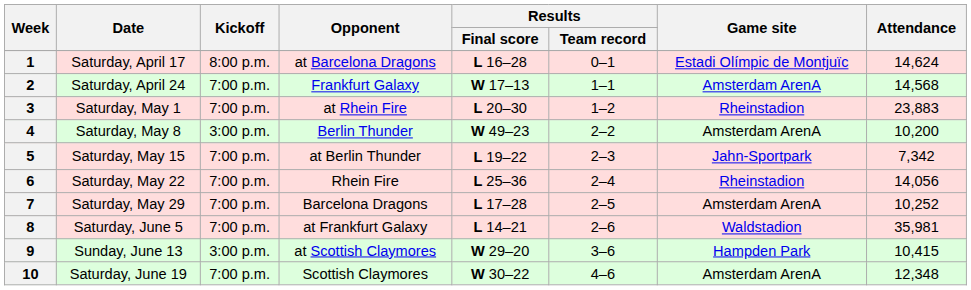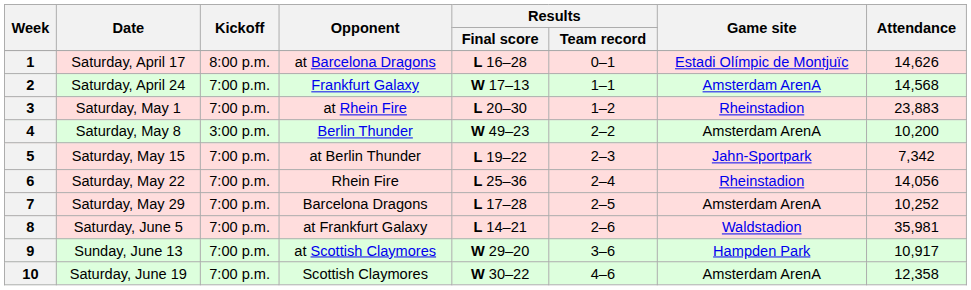(916, 62) 14,624 -> (916, 62) 14,626
(240, 250) 3:00 p.m. -> (240, 250) 7:00 p.m.
(916, 250) 10,415 -> (916, 250) 10,917
(916, 273) 12,348 -> (916, 273) 12,358
